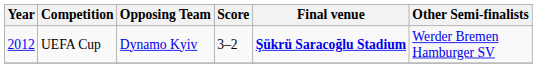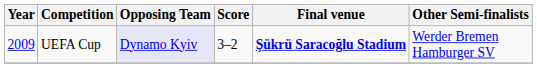(21, 44) 2012 -> (21, 44) 2009
(159, 44) no background -> (159, 44) lavender background
